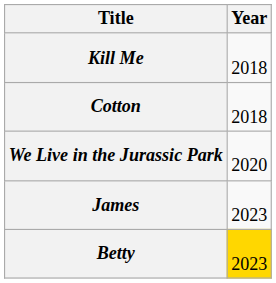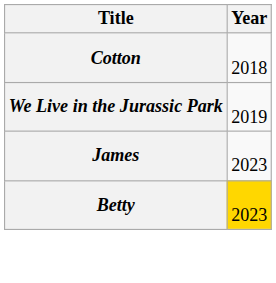- row: (116, 57)
(249, 165) 2020 -> (249, 116) 2019
